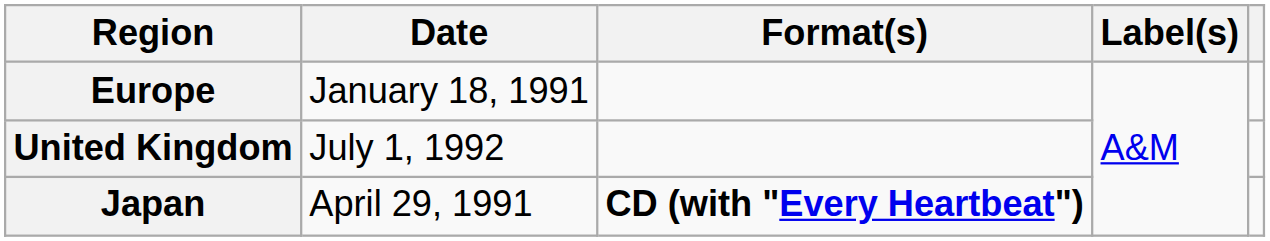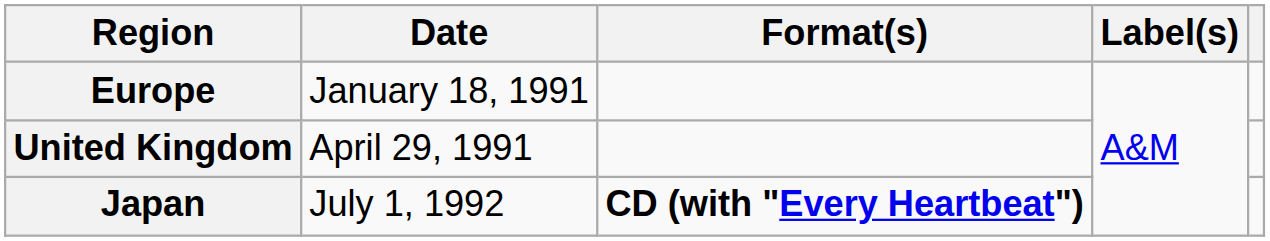(407, 147) July 1, 1992 -> (421, 147) April 29, 1991
(421, 205) April 29, 1991 -> (407, 205) July 1, 1992
